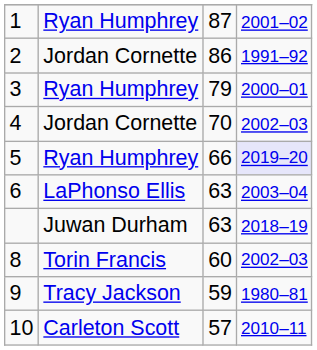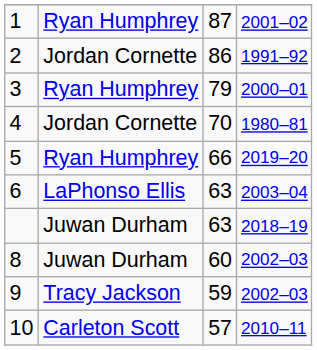(274, 124) 2002–03 -> (274, 124) 1980–81
(274, 158) lavender background -> (274, 158) no background
(105, 259) Torin Francis -> (115, 259) Juwan Durham
(274, 294) 1980–81 -> (274, 294) 2002–03
